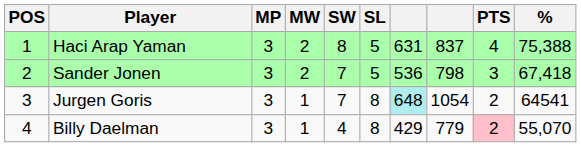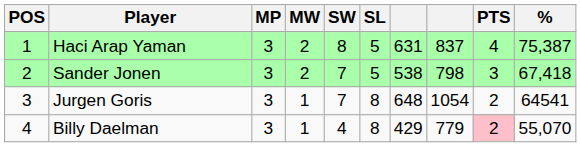(545, 45) 75,388 -> (545, 45) 75,387
(408, 73) 536 -> (408, 73) 538
(408, 100) paleturquoise background -> (408, 100) no background
